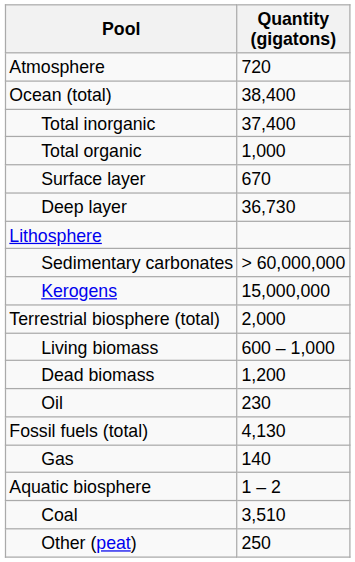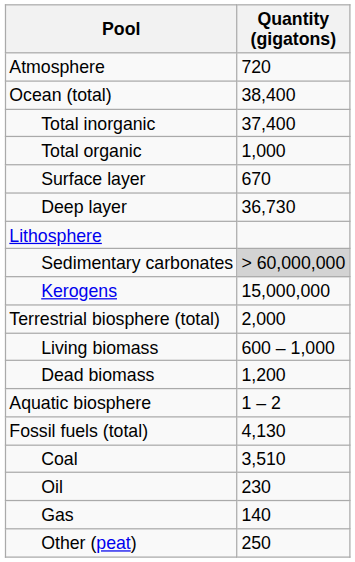(293, 263) no background -> (293, 263) lightgrey background
rows swapped: (80, 487) <-> (52, 403)
rows swapped: (59, 515) <-> (57, 459)
